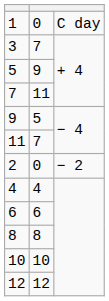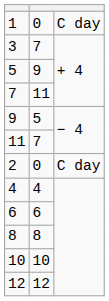(70, 166) − 2 -> (79, 166) C day
